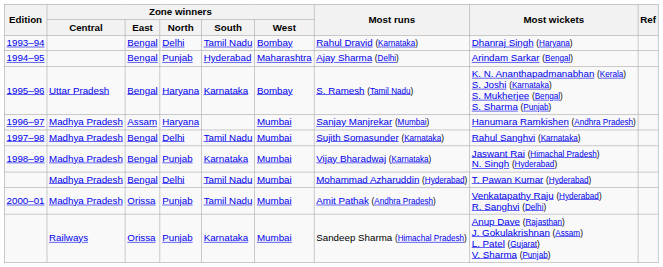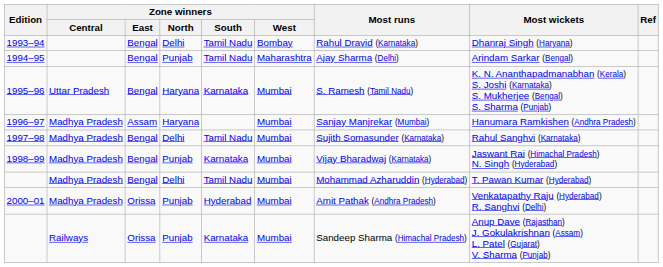(228, 58) Hyderabad -> (228, 58) Tamil Nadu
(275, 90) Bombay -> (274, 90) Mumbai
(228, 200) Tamil Nadu -> (228, 200) Hyderabad
